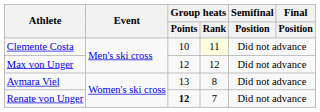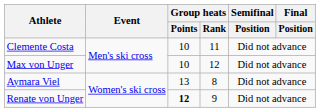(214, 47) lightyellow background -> (214, 47) no background
(184, 64) 12 -> (184, 64) 10
(214, 99) 7 -> (214, 99) 9
